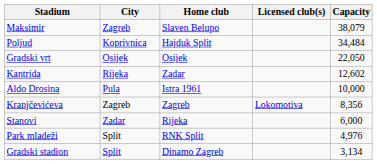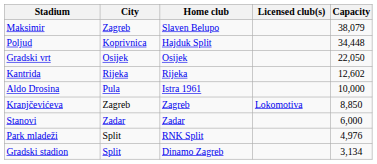(351, 43) 34,484 -> (351, 43) 34,448
(173, 74) Zadar -> (175, 74) Rijeka
(351, 105) 8,356 -> (351, 105) 8,850
(175, 120) Rijeka -> (173, 120) Zadar
